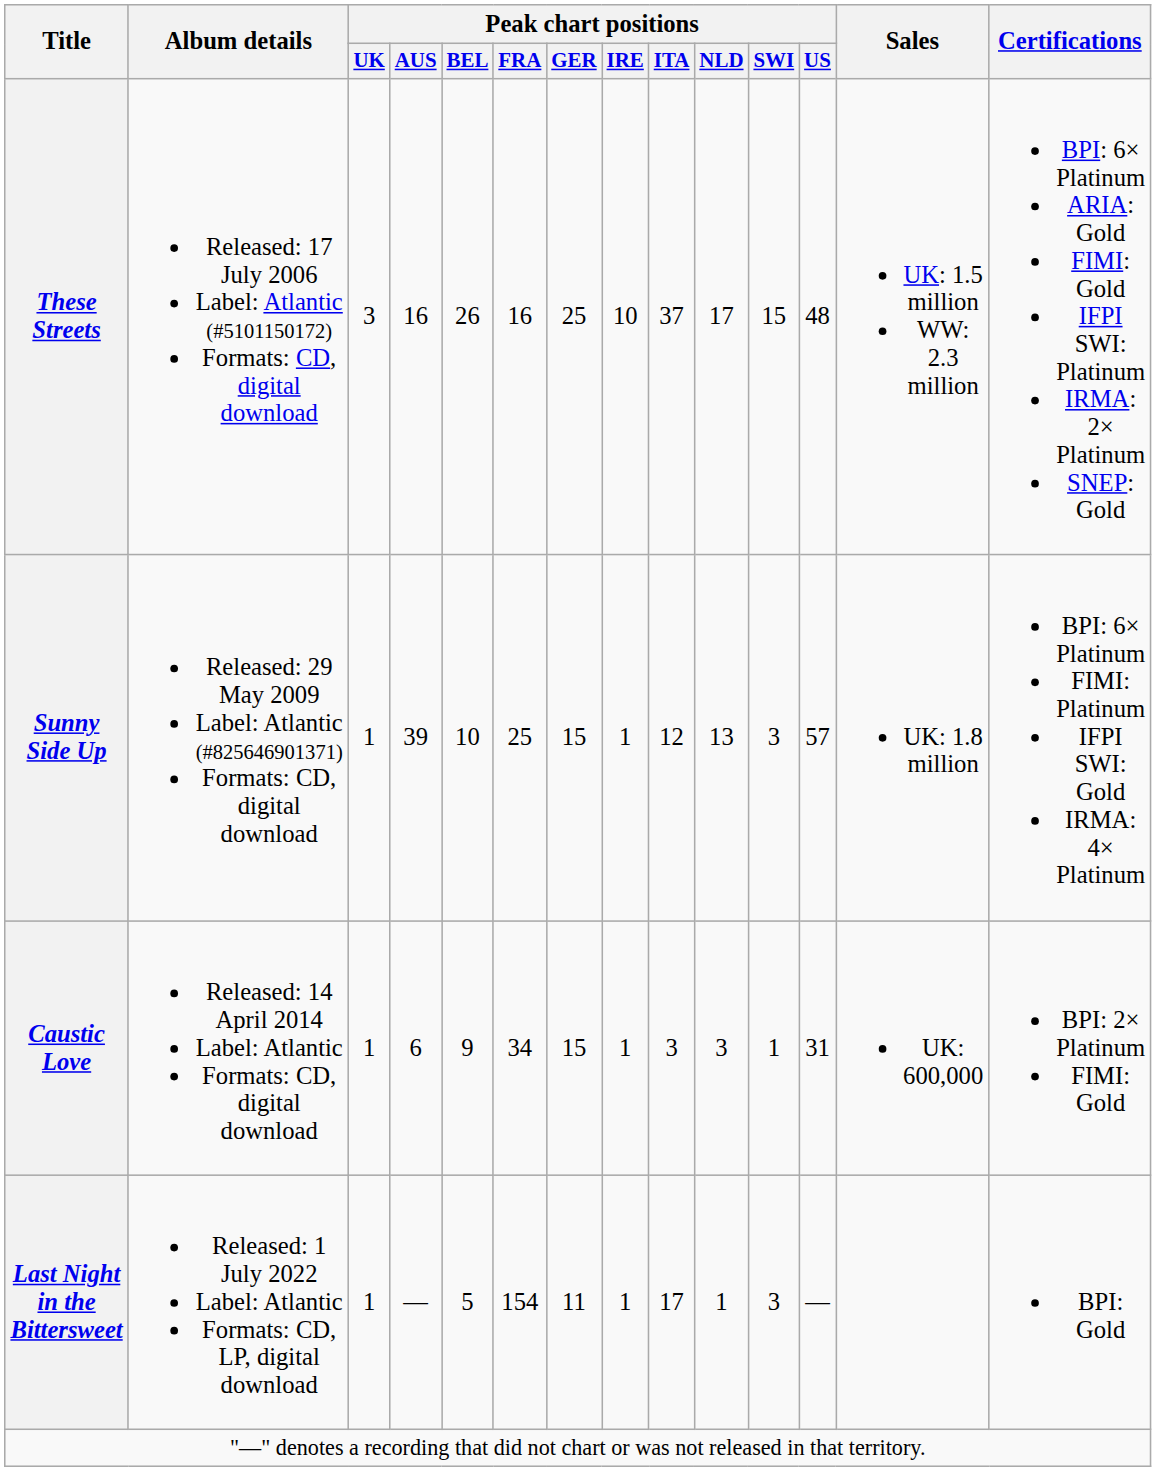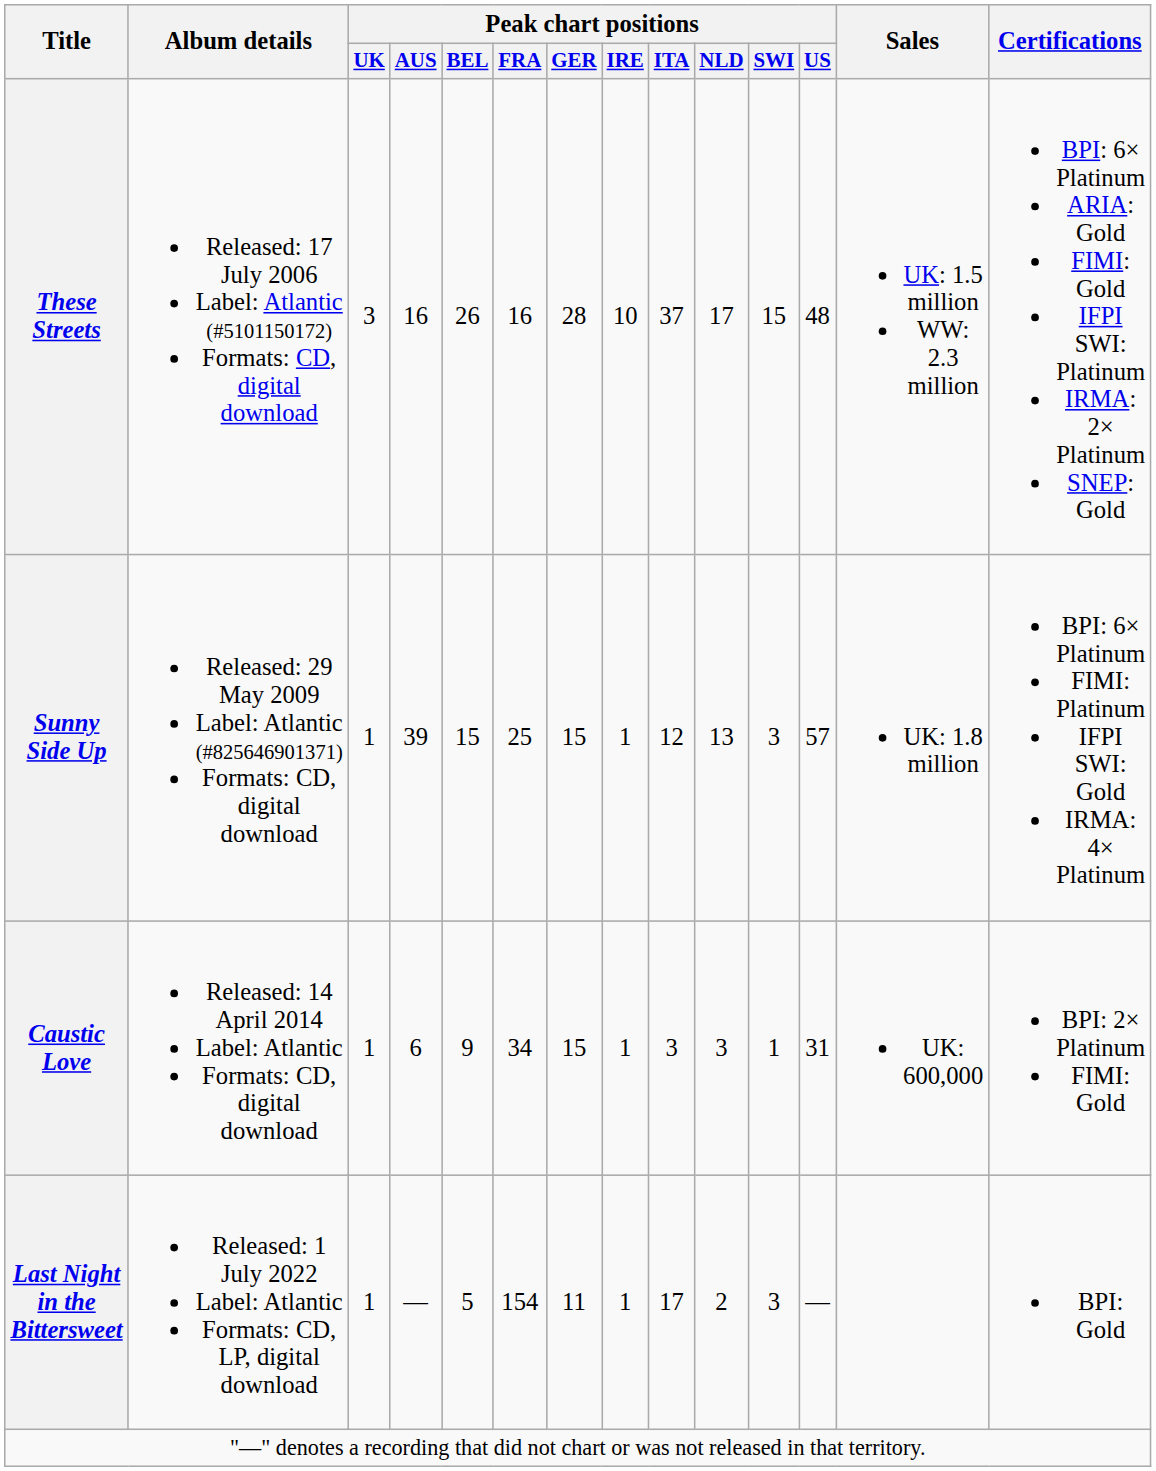(574, 316) 25 -> (574, 316) 28
(467, 737) 10 -> (467, 737) 15
(721, 1302) 1 -> (721, 1302) 2
